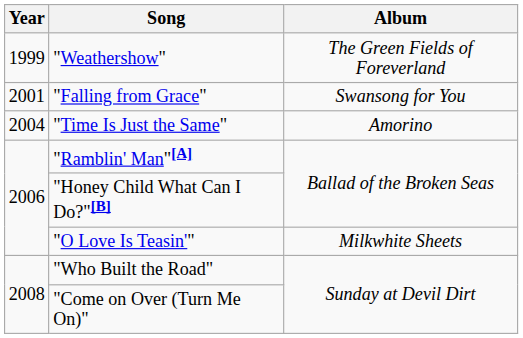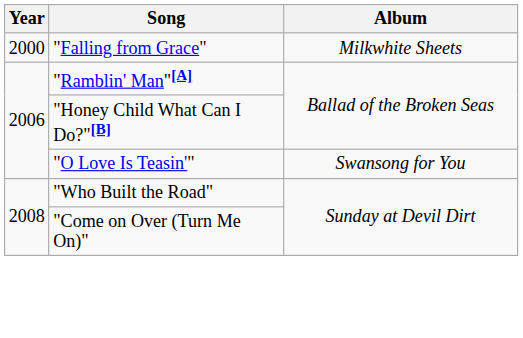- row: (110, 57)
(27, 96) 2001 -> (27, 47) 2000
(401, 96) Swansong for You -> (401, 47) Milkwhite Sheets
- row: (140, 125)
(401, 241) Milkwhite Sheets -> (401, 163) Swansong for You
